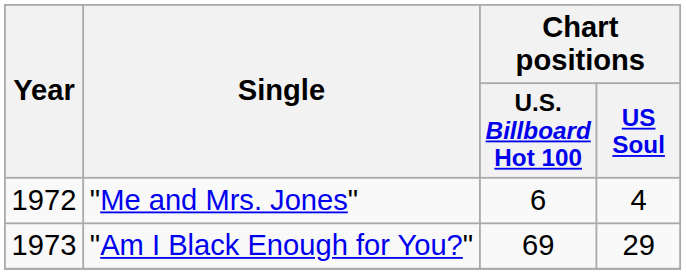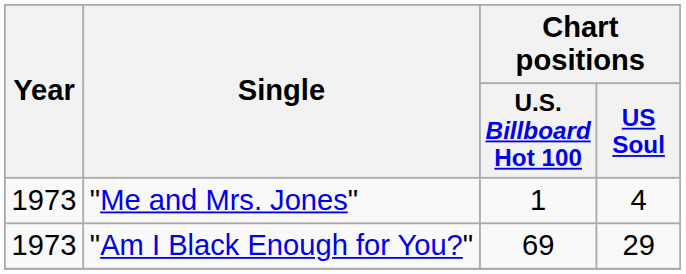(44, 199) 1972 -> (44, 199) 1973
(538, 199) 6 -> (538, 199) 1
